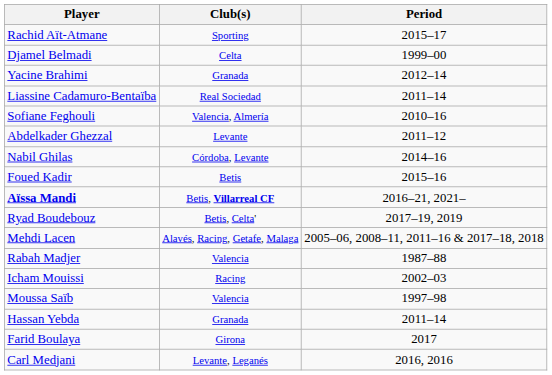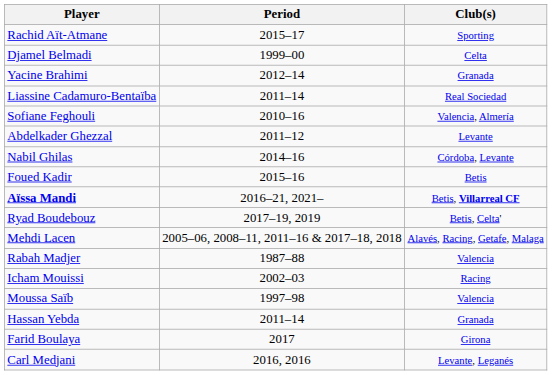columns swapped: (230, 14) <-> (424, 14)
